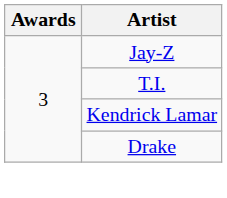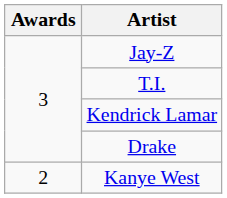+ row: (152, 177)
